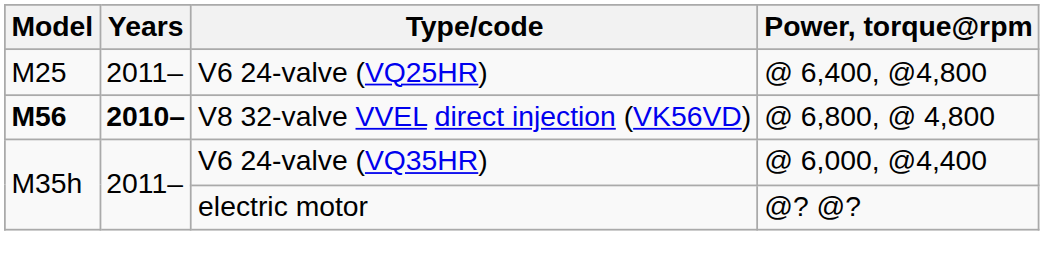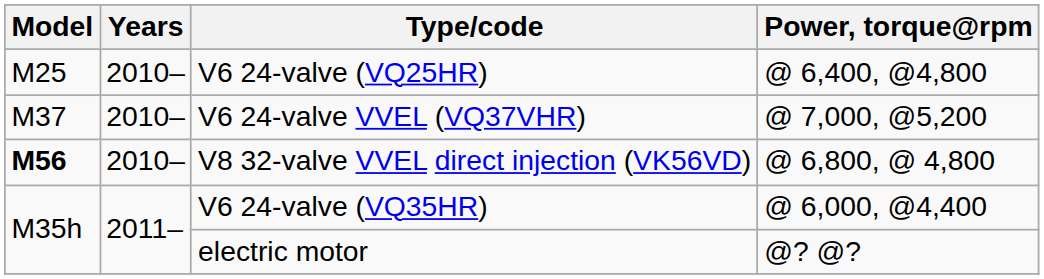(145, 71) 2011– -> (146, 71) 2010–
+ row: (392, 116)
(146, 116) bold -> (146, 161) normal
